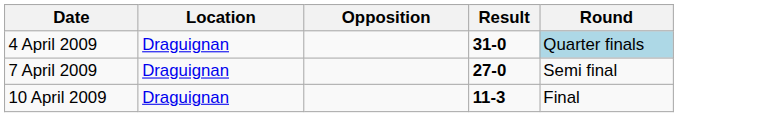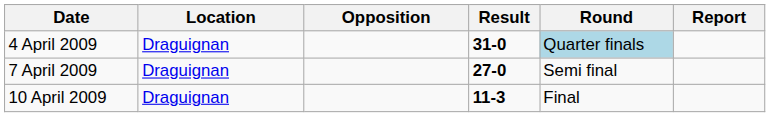+ column: (719, 17)
